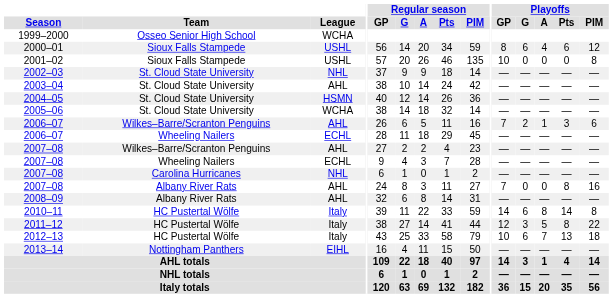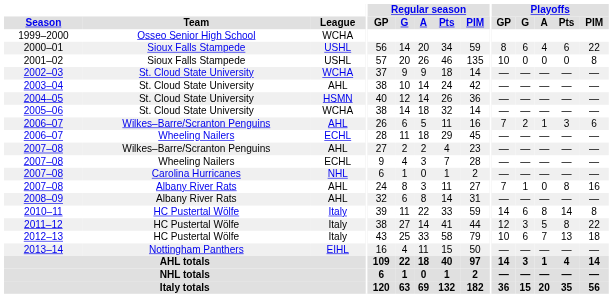(594, 48) 12 -> (594, 48) 22
(338, 73) NHL -> (338, 73) WCHA
(525, 186) 0 -> (525, 186) 1
